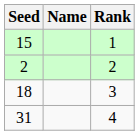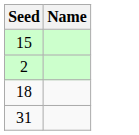- column: (113, 17)
